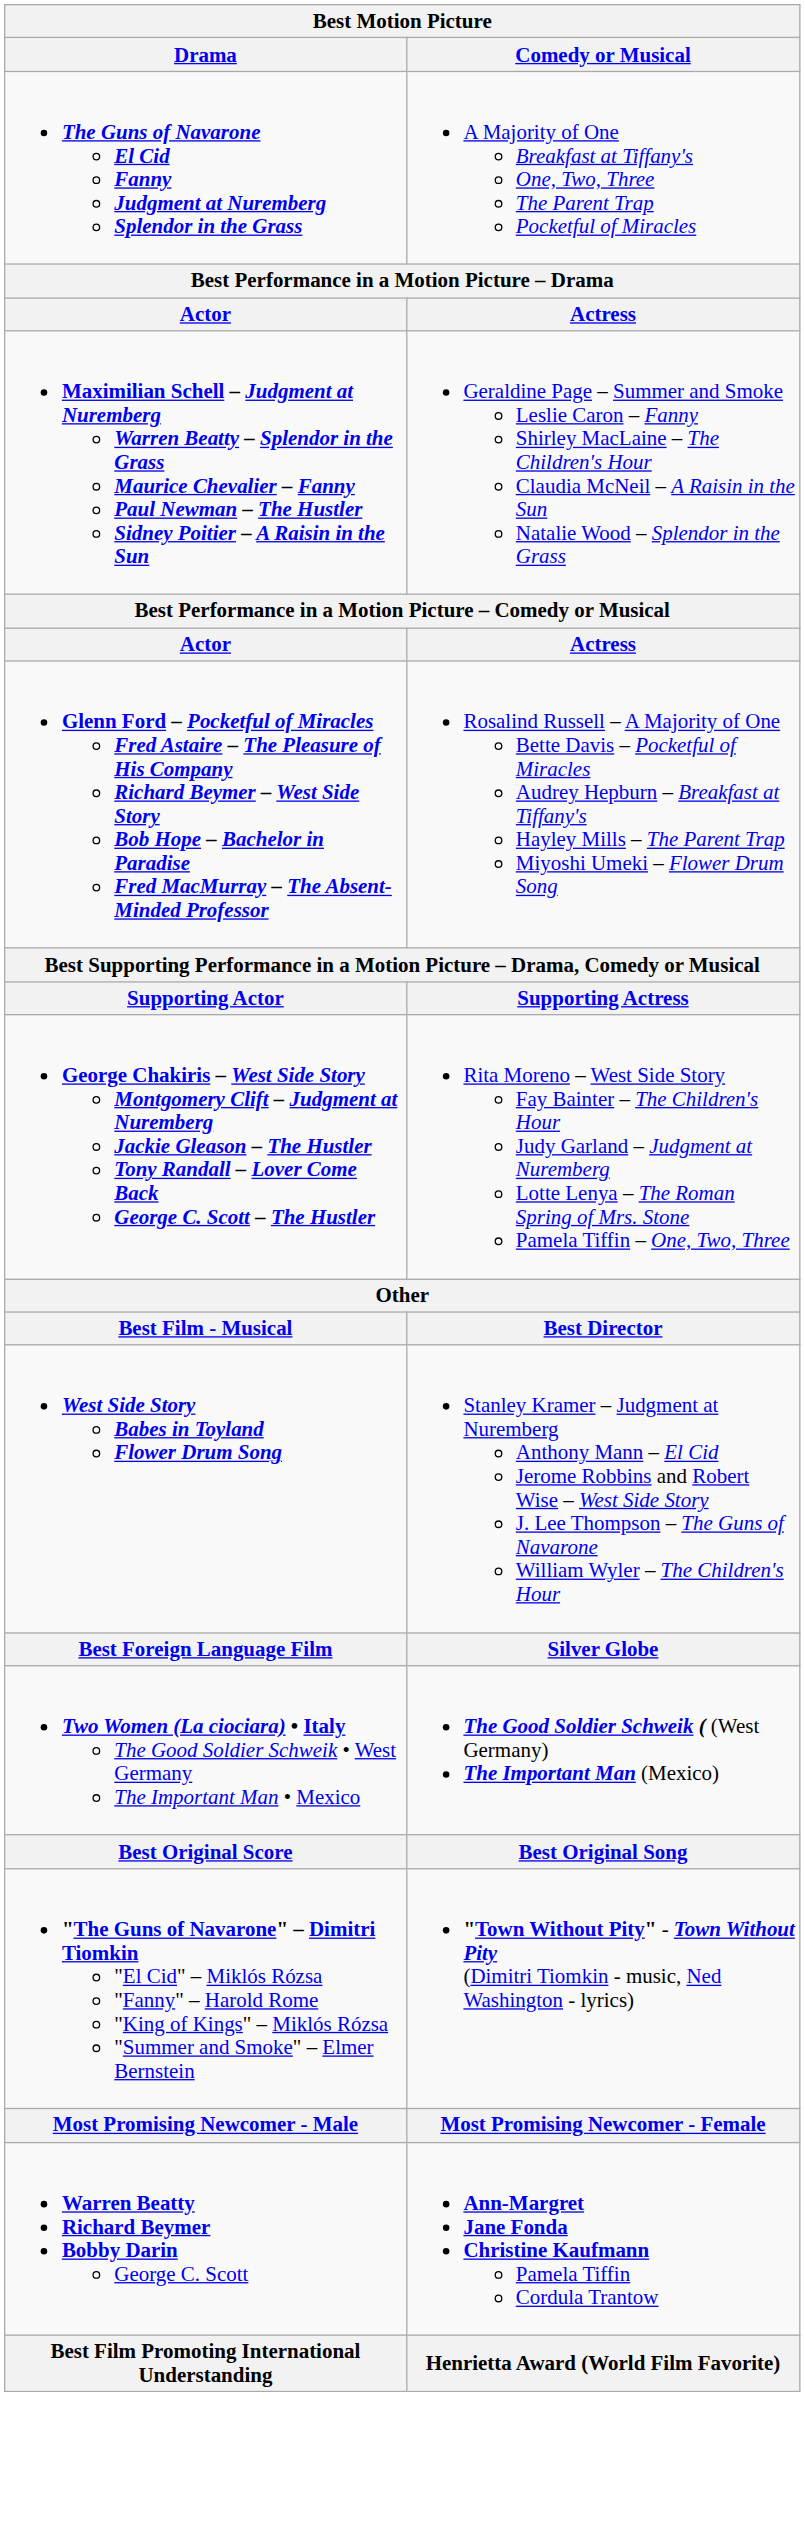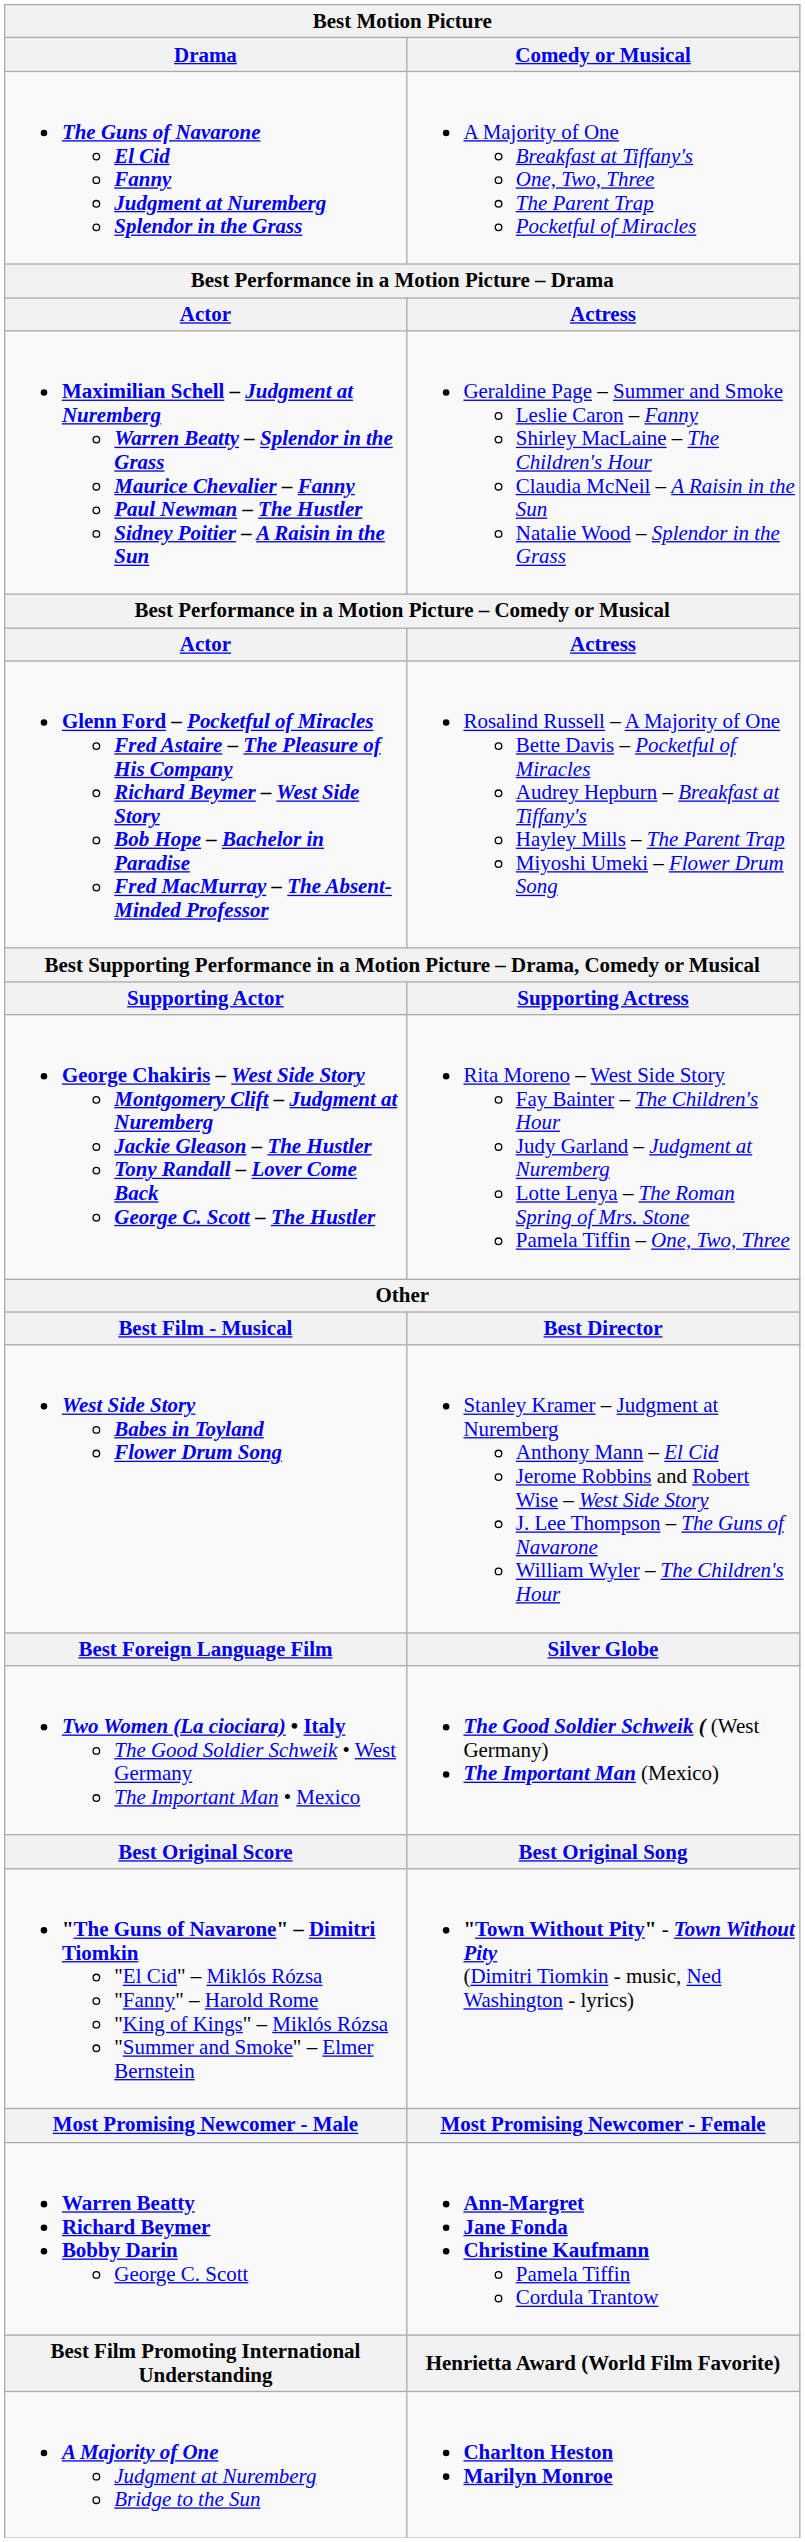+ row: (205, 2477)
